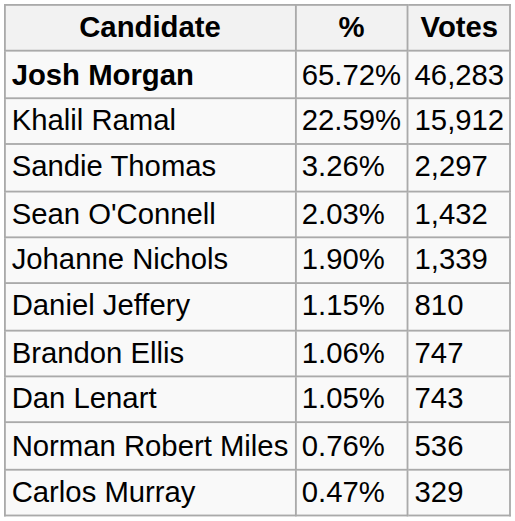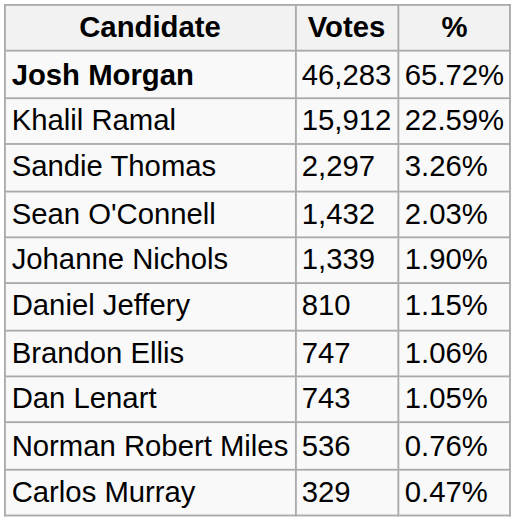columns swapped: (459, 27) <-> (351, 27)
